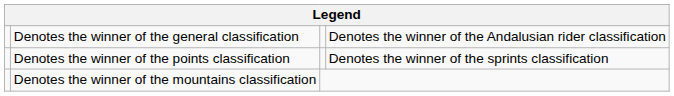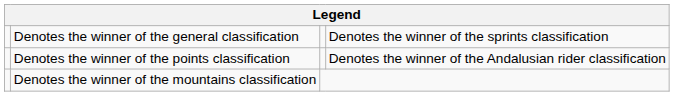(497, 36) Denotes the winner of the Andalusian rider classification -> (469, 36) Denotes the winner of the sprints classification
(469, 58) Denotes the winner of the sprints classification -> (497, 58) Denotes the winner of the Andalusian rider classification
